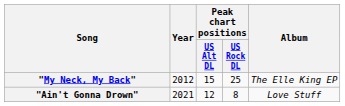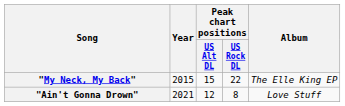(183, 80) 2012 -> (183, 80) 2015
(236, 80) 25 -> (236, 80) 22
